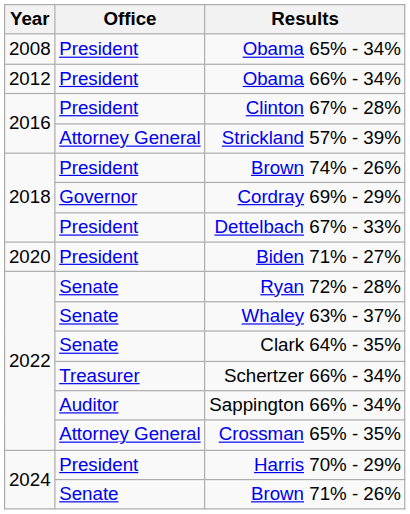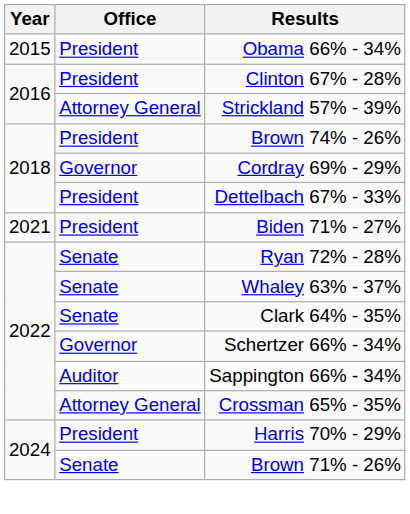- row: (322, 49)
(30, 78) 2012 -> (30, 49) 2015
(30, 256) 2020 -> (30, 227) 2021
(99, 375) Treasurer -> (98, 345) Governor
